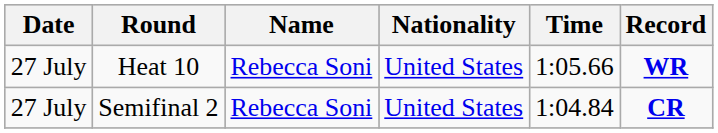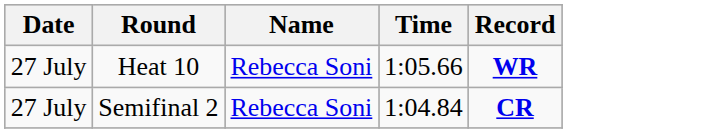- column: (454, 25)
